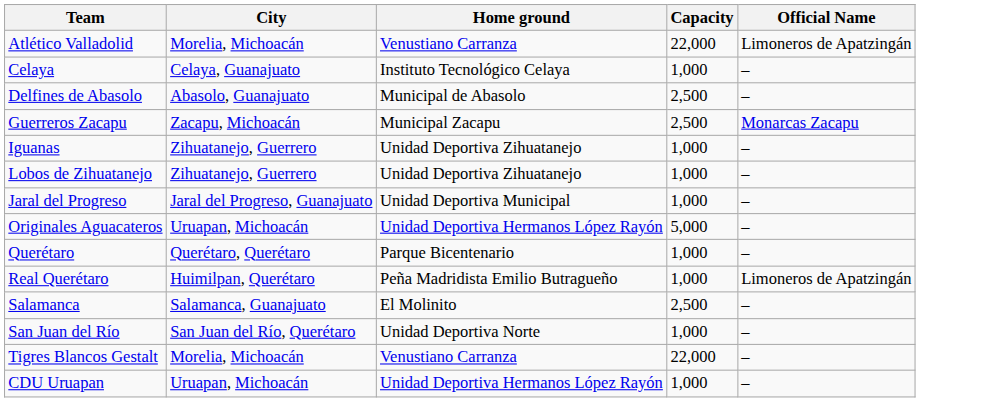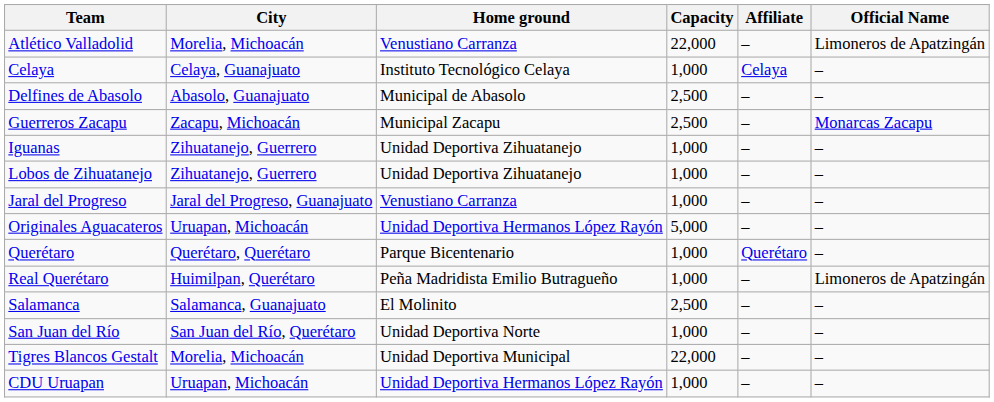+ column: (774, 17)
(475, 200) Unidad Deportiva Municipal -> (448, 200) Venustiano Carranza
(448, 357) Venustiano Carranza -> (475, 357) Unidad Deportiva Municipal
